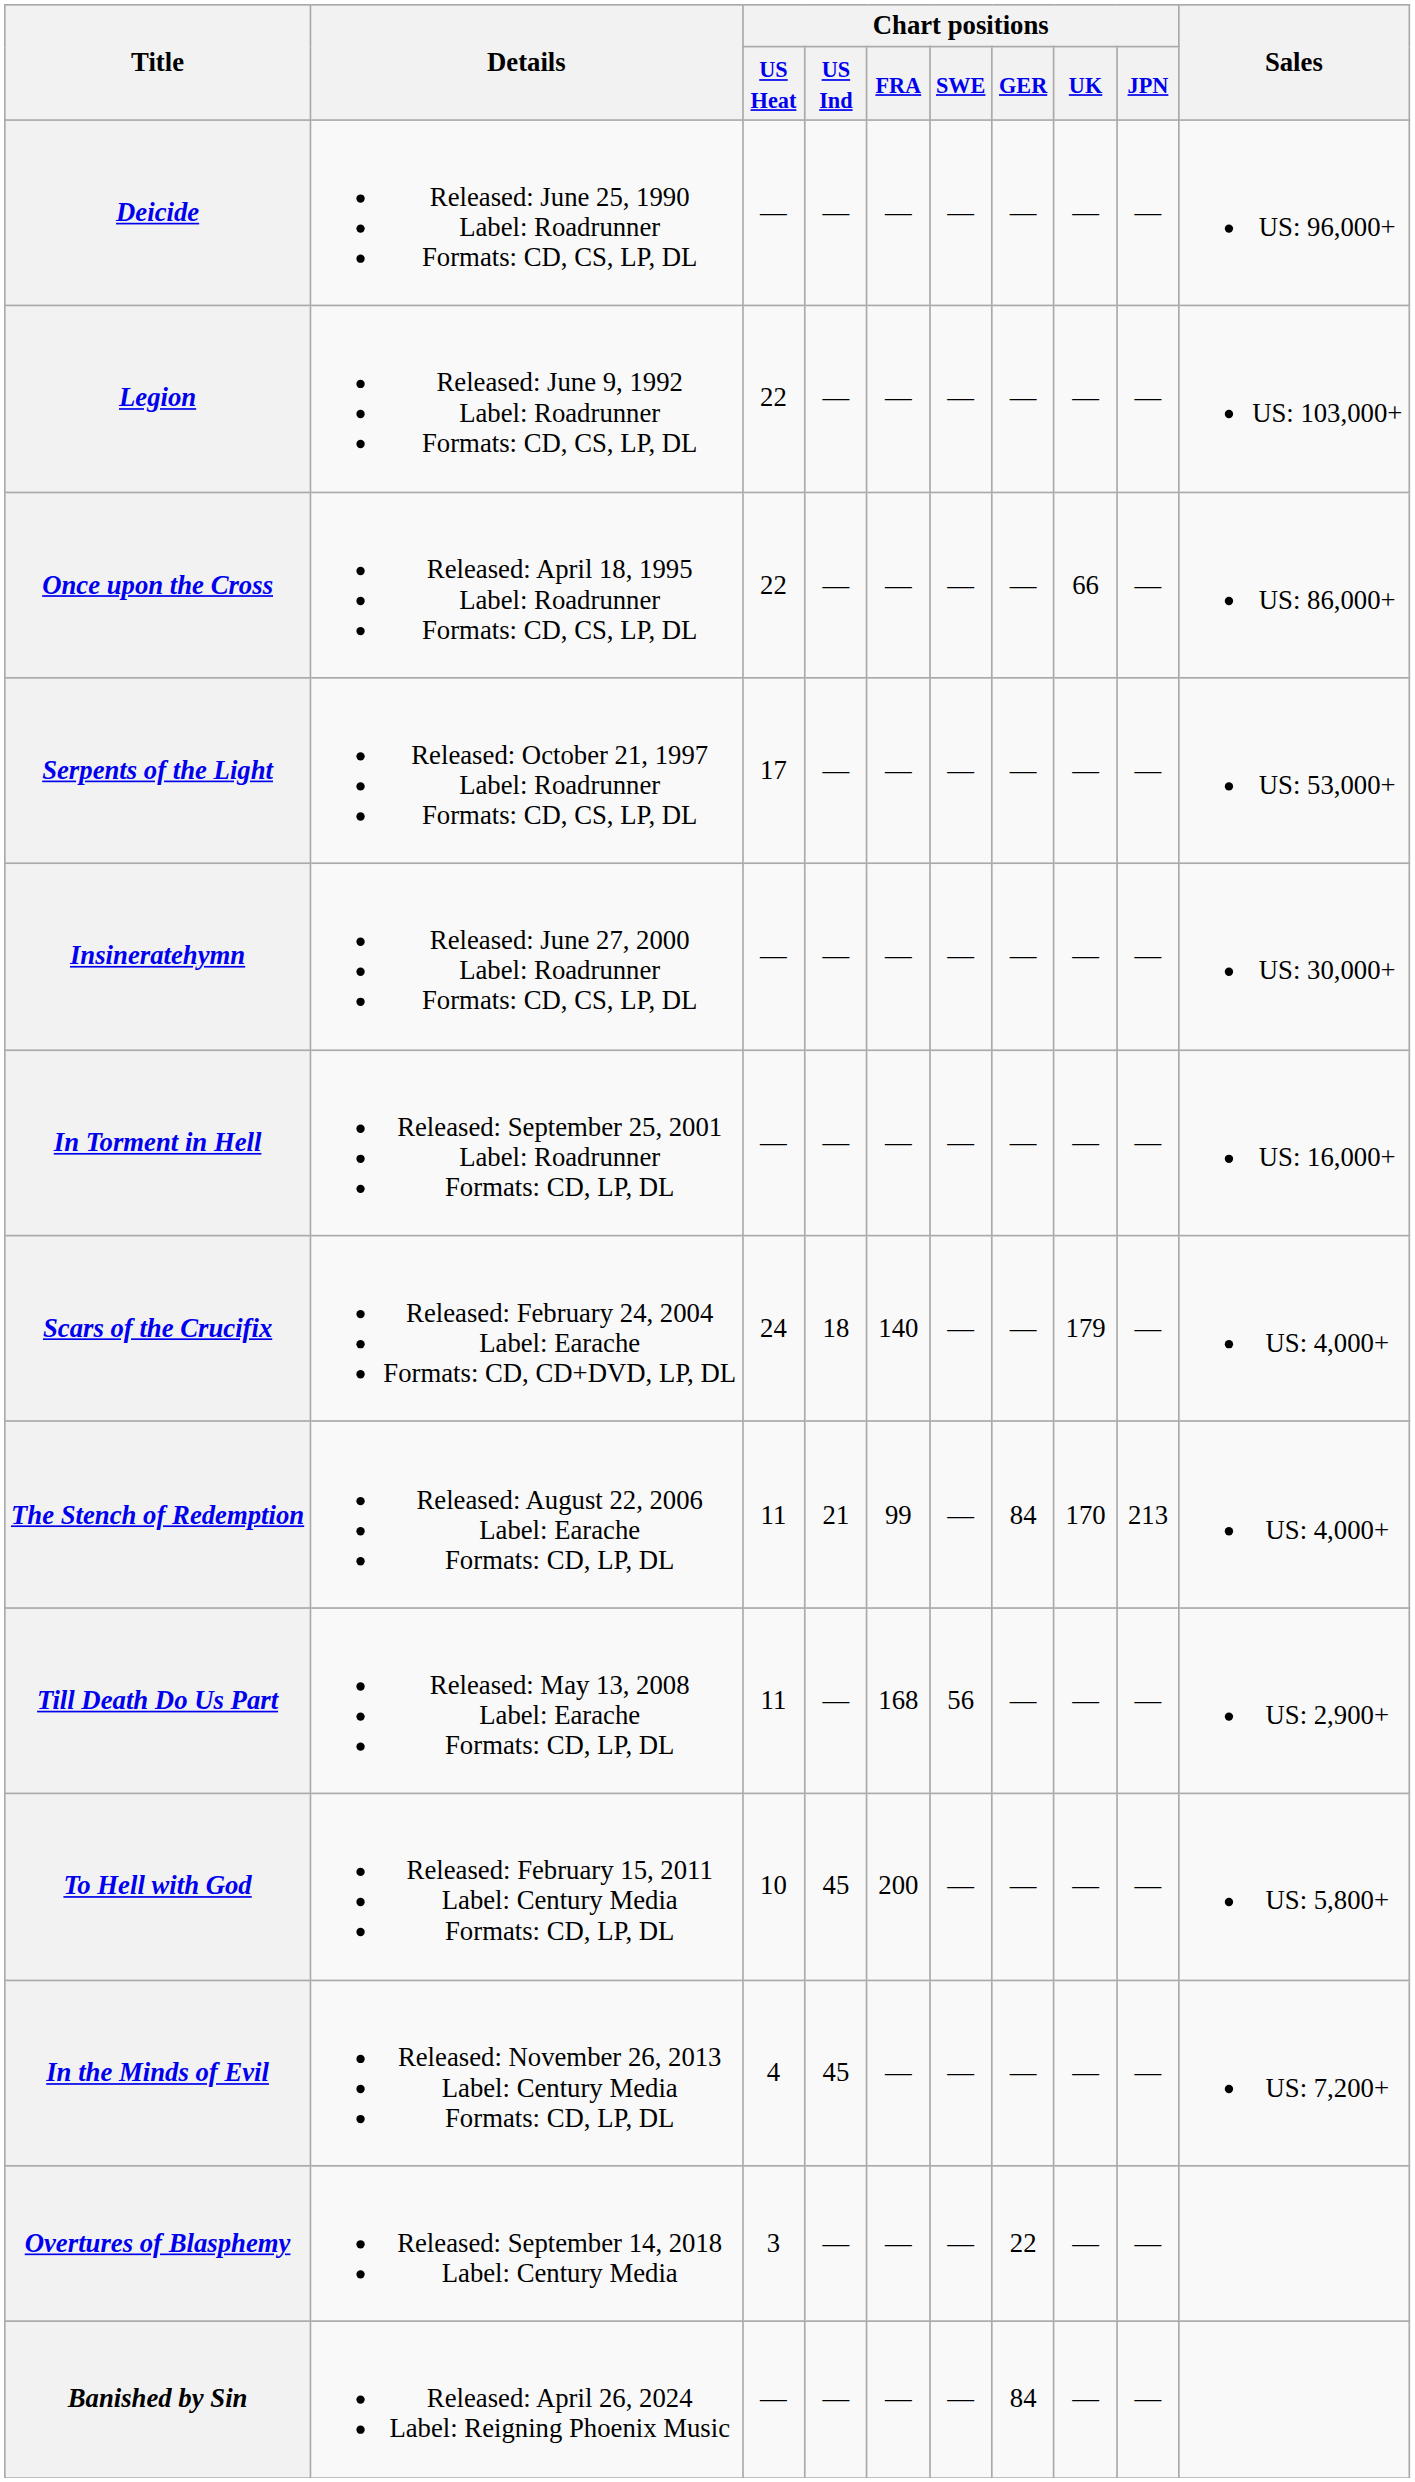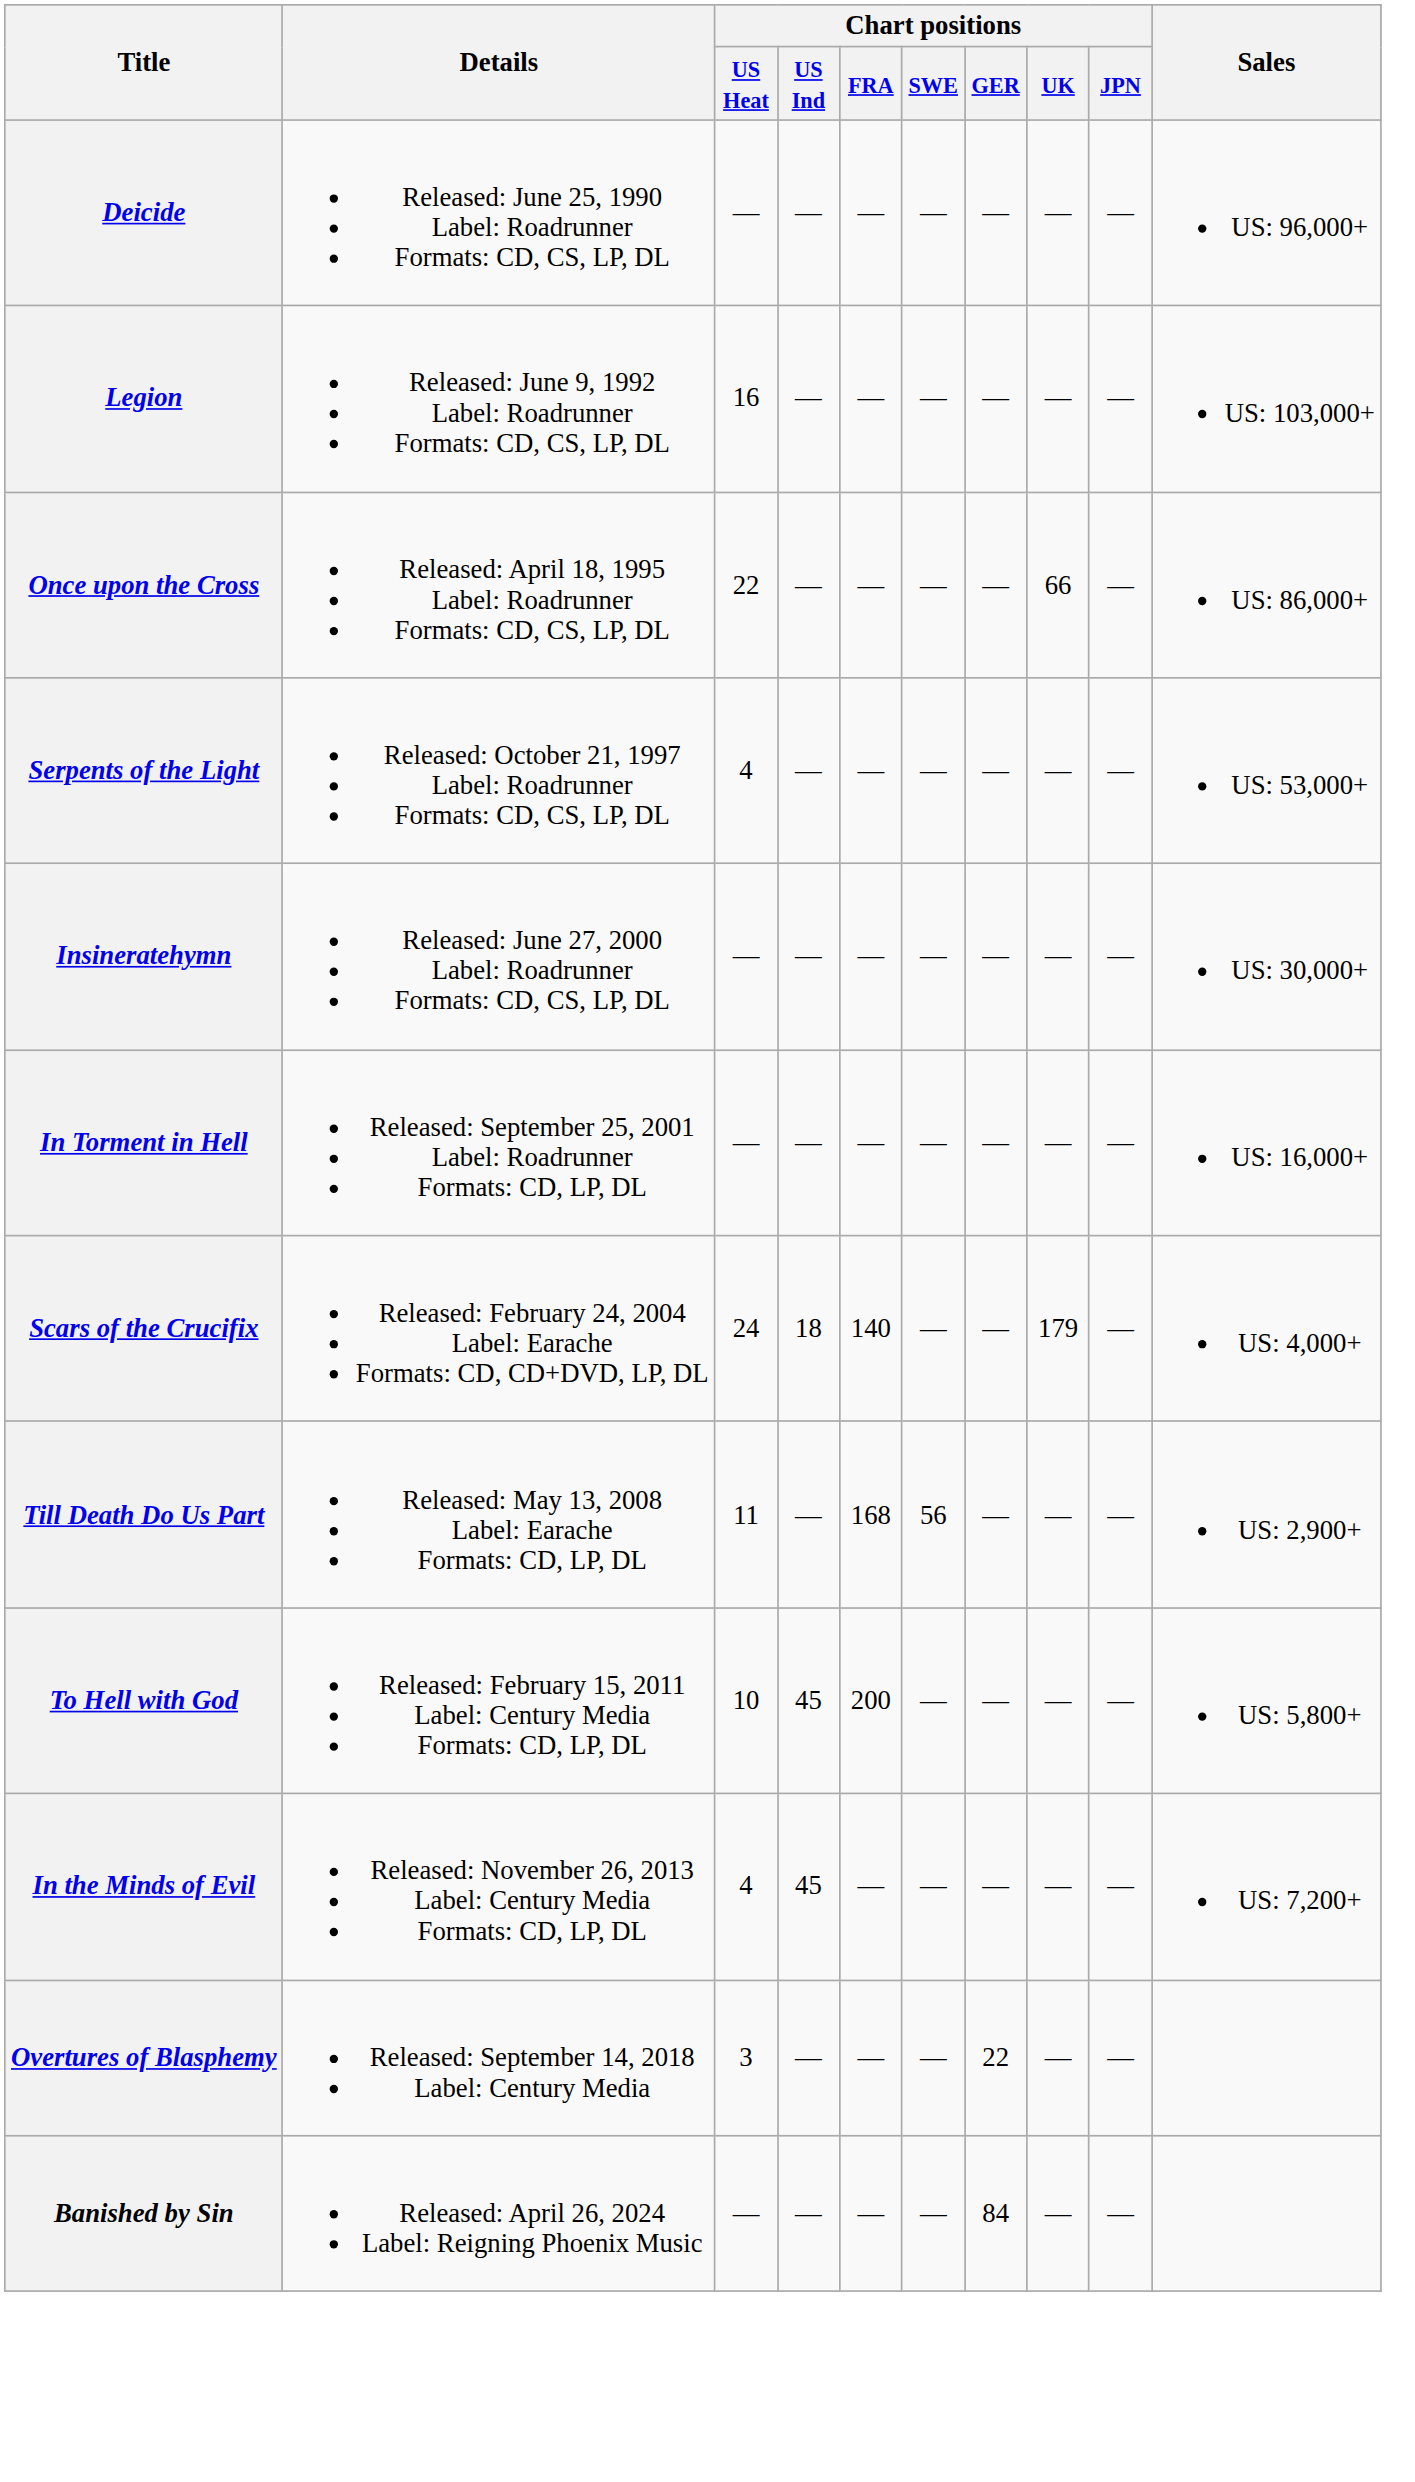(773, 398) 22 -> (746, 398) 16
(773, 770) 17 -> (746, 770) 4
- row: (158, 1514)
